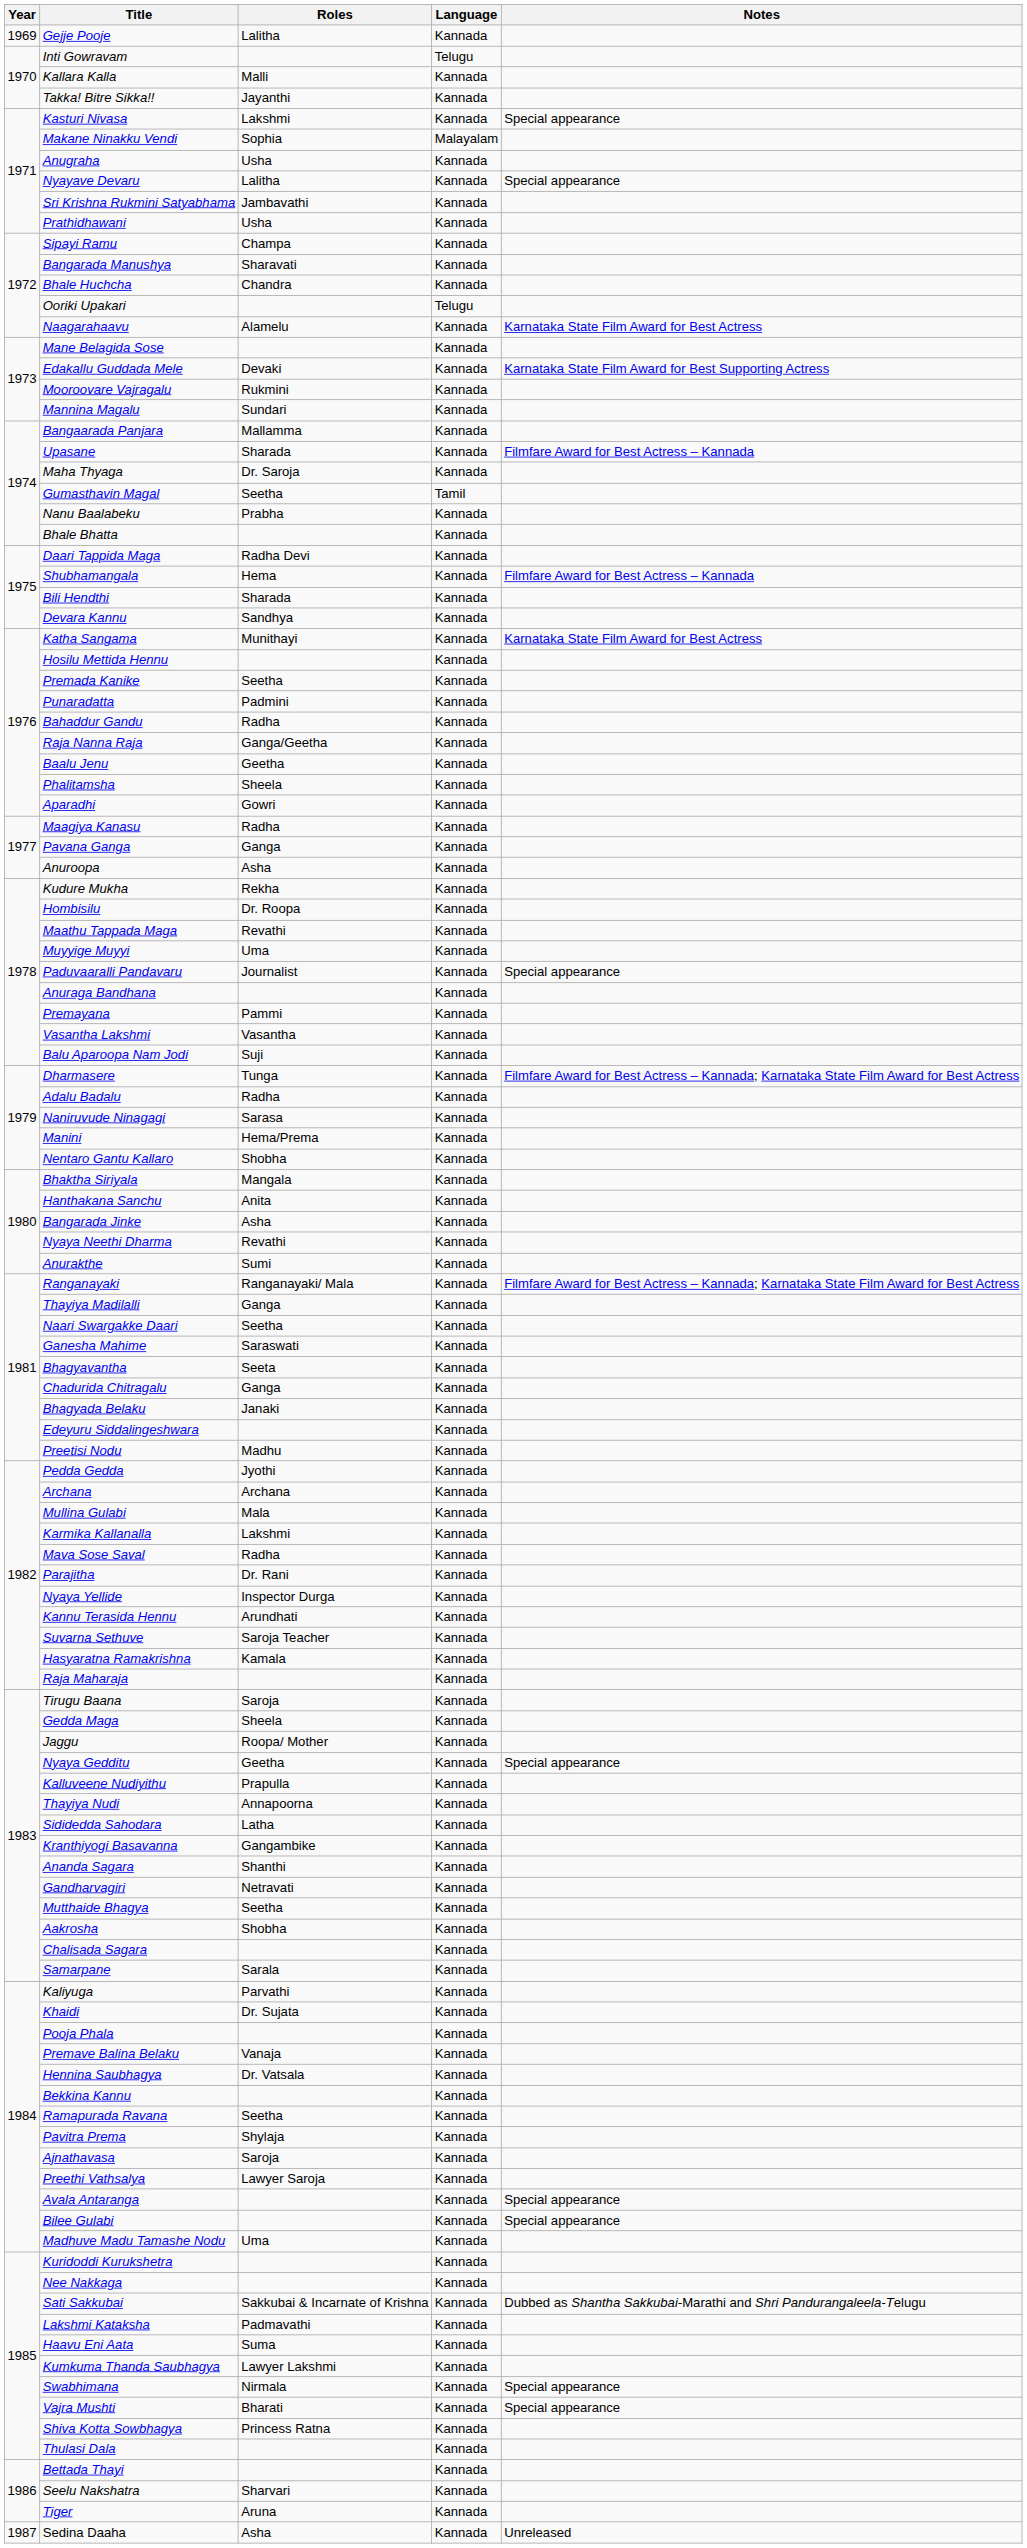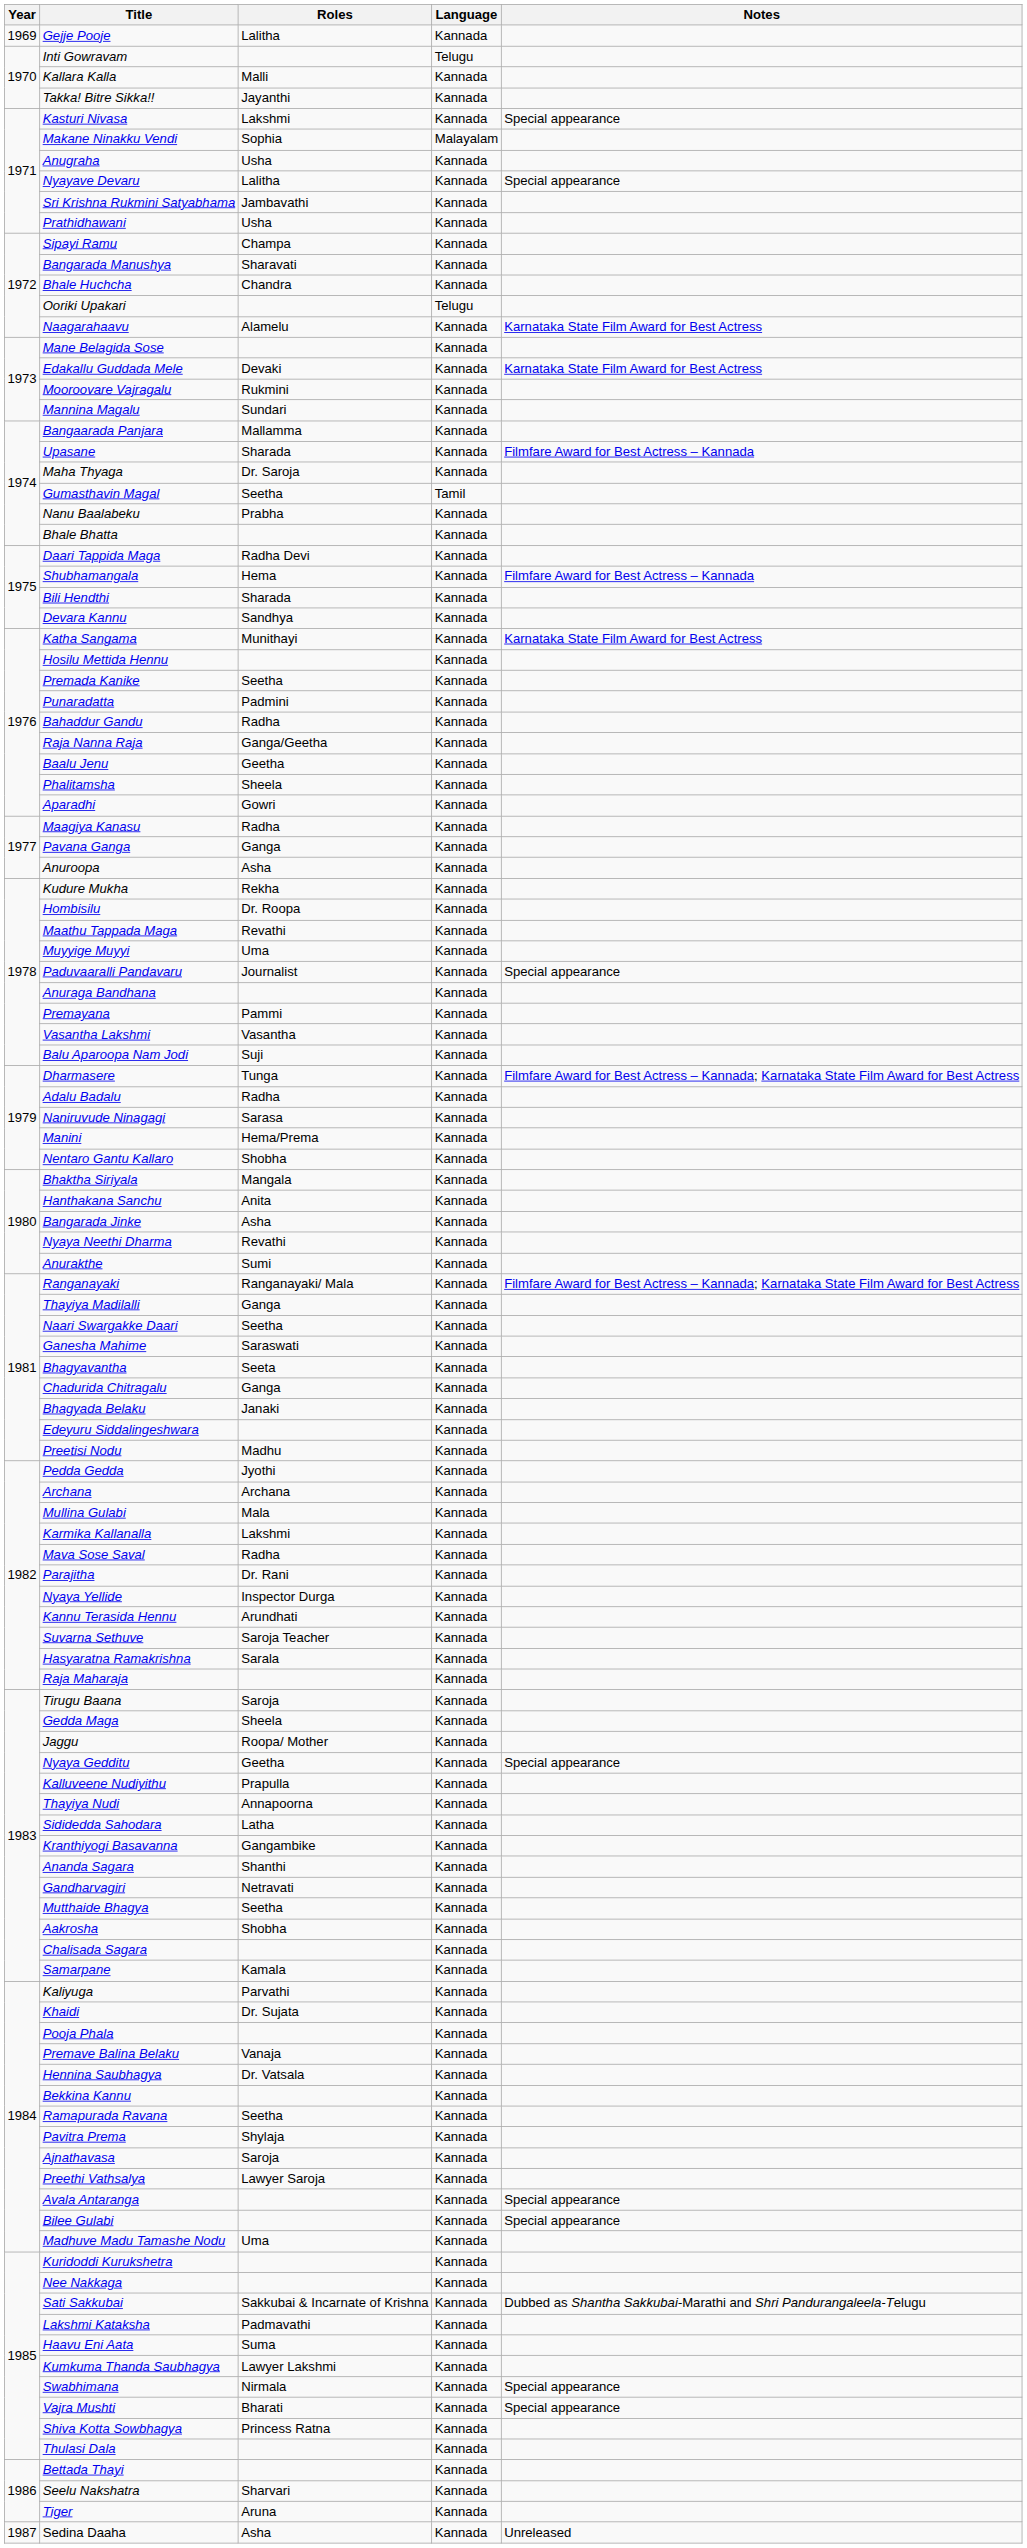(667, 368) Karnataka State Film Award for Best Supporting Actress -> (633, 368) Karnataka State Film Award for Best Actress
(263, 1658) Kamala -> (260, 1658) Sarala
(260, 1970) Sarala -> (263, 1970) Kamala
